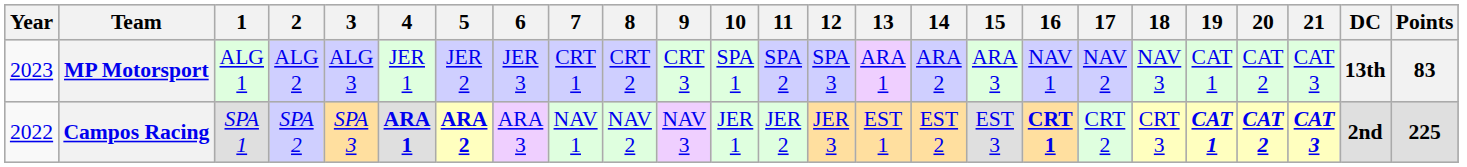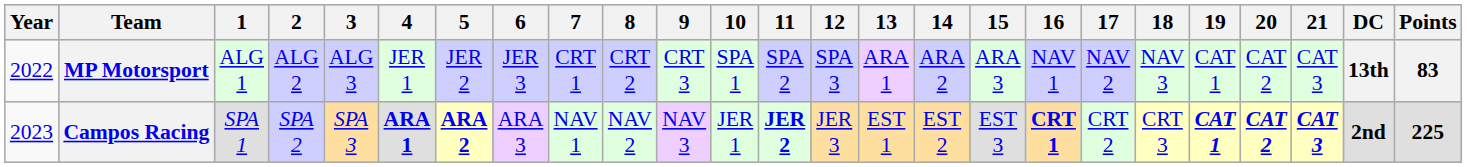(32, 70) 2023 -> (32, 70) 2022
(32, 131) 2022 -> (32, 131) 2023
(783, 131) normal -> (785, 131) bold
